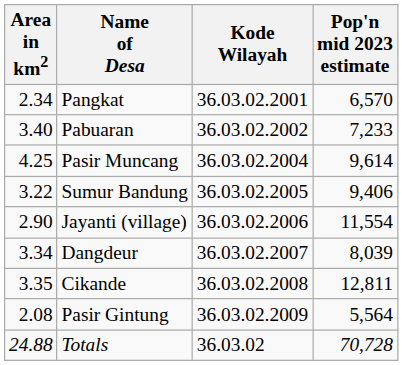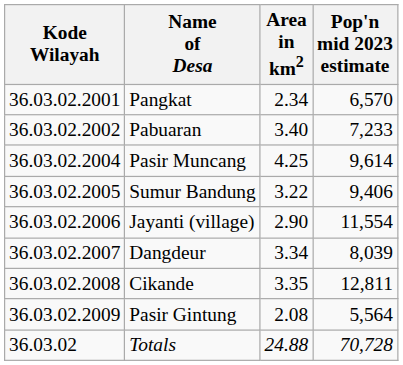columns swapped: (253, 44) <-> (31, 44)
